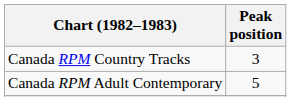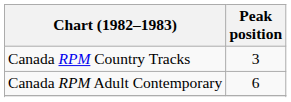(256, 83) 5 -> (256, 83) 6
